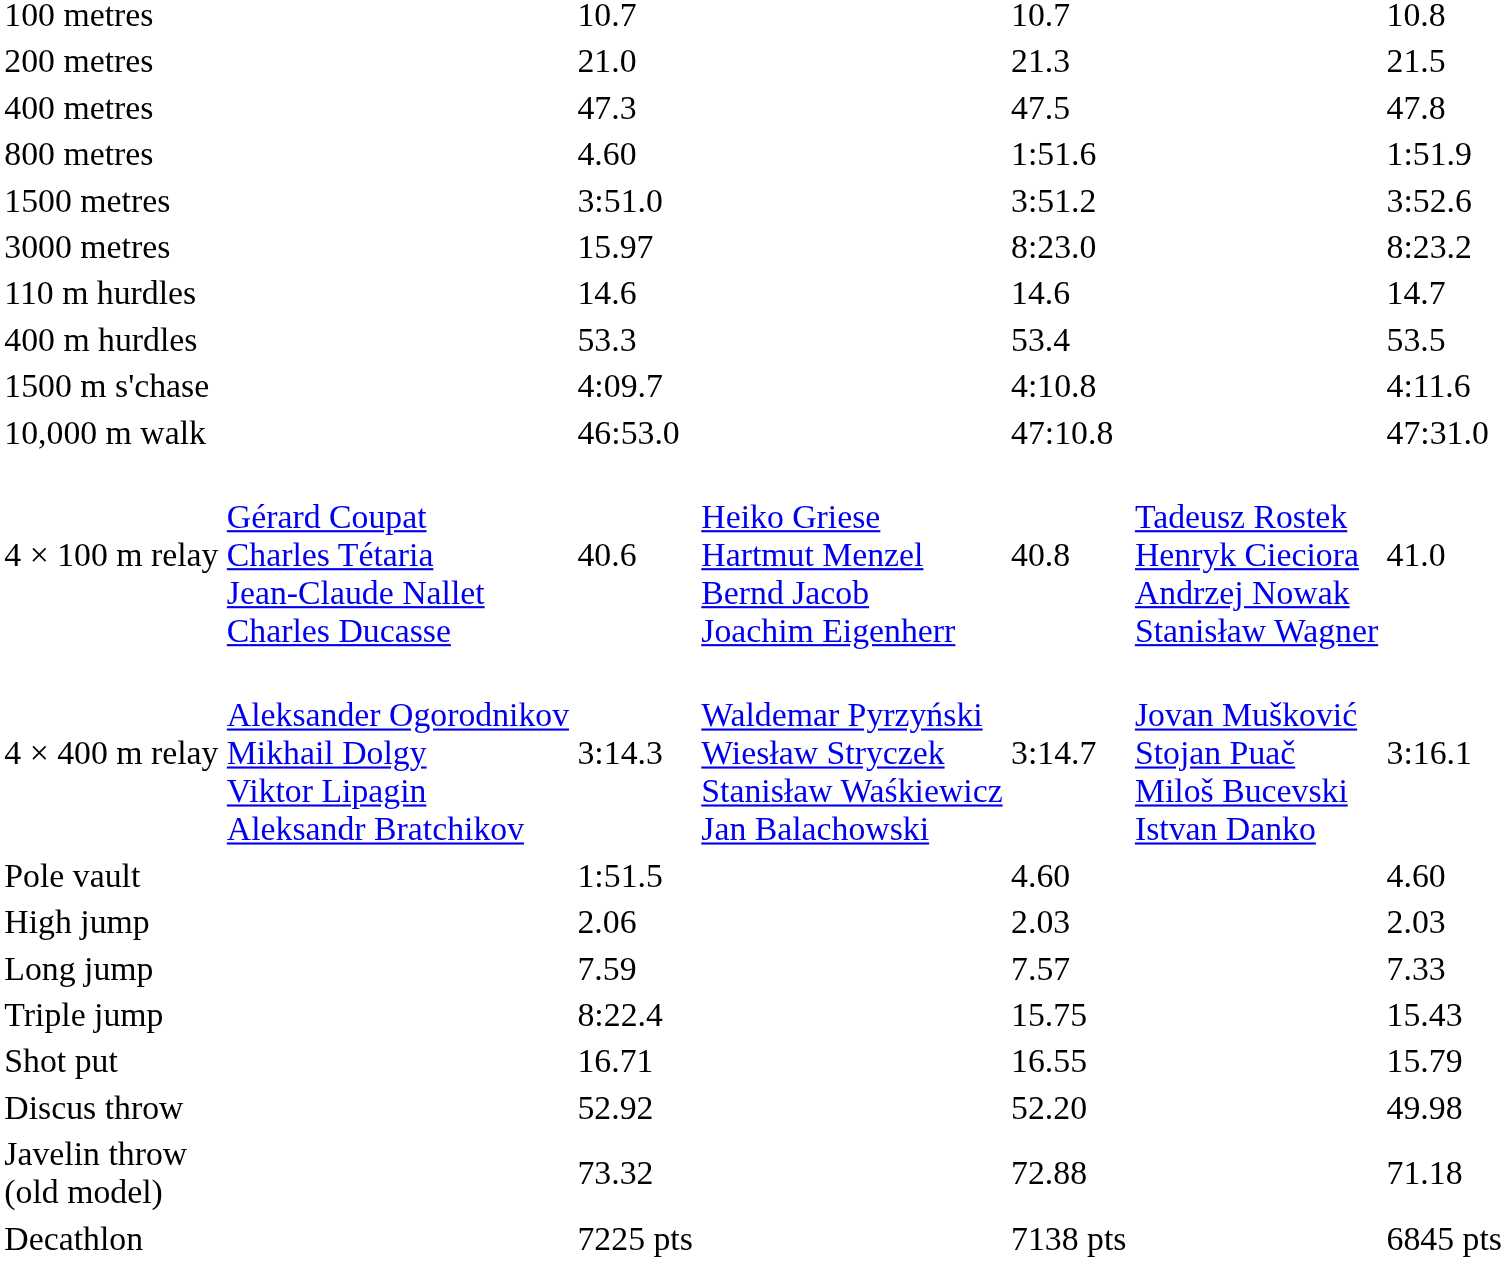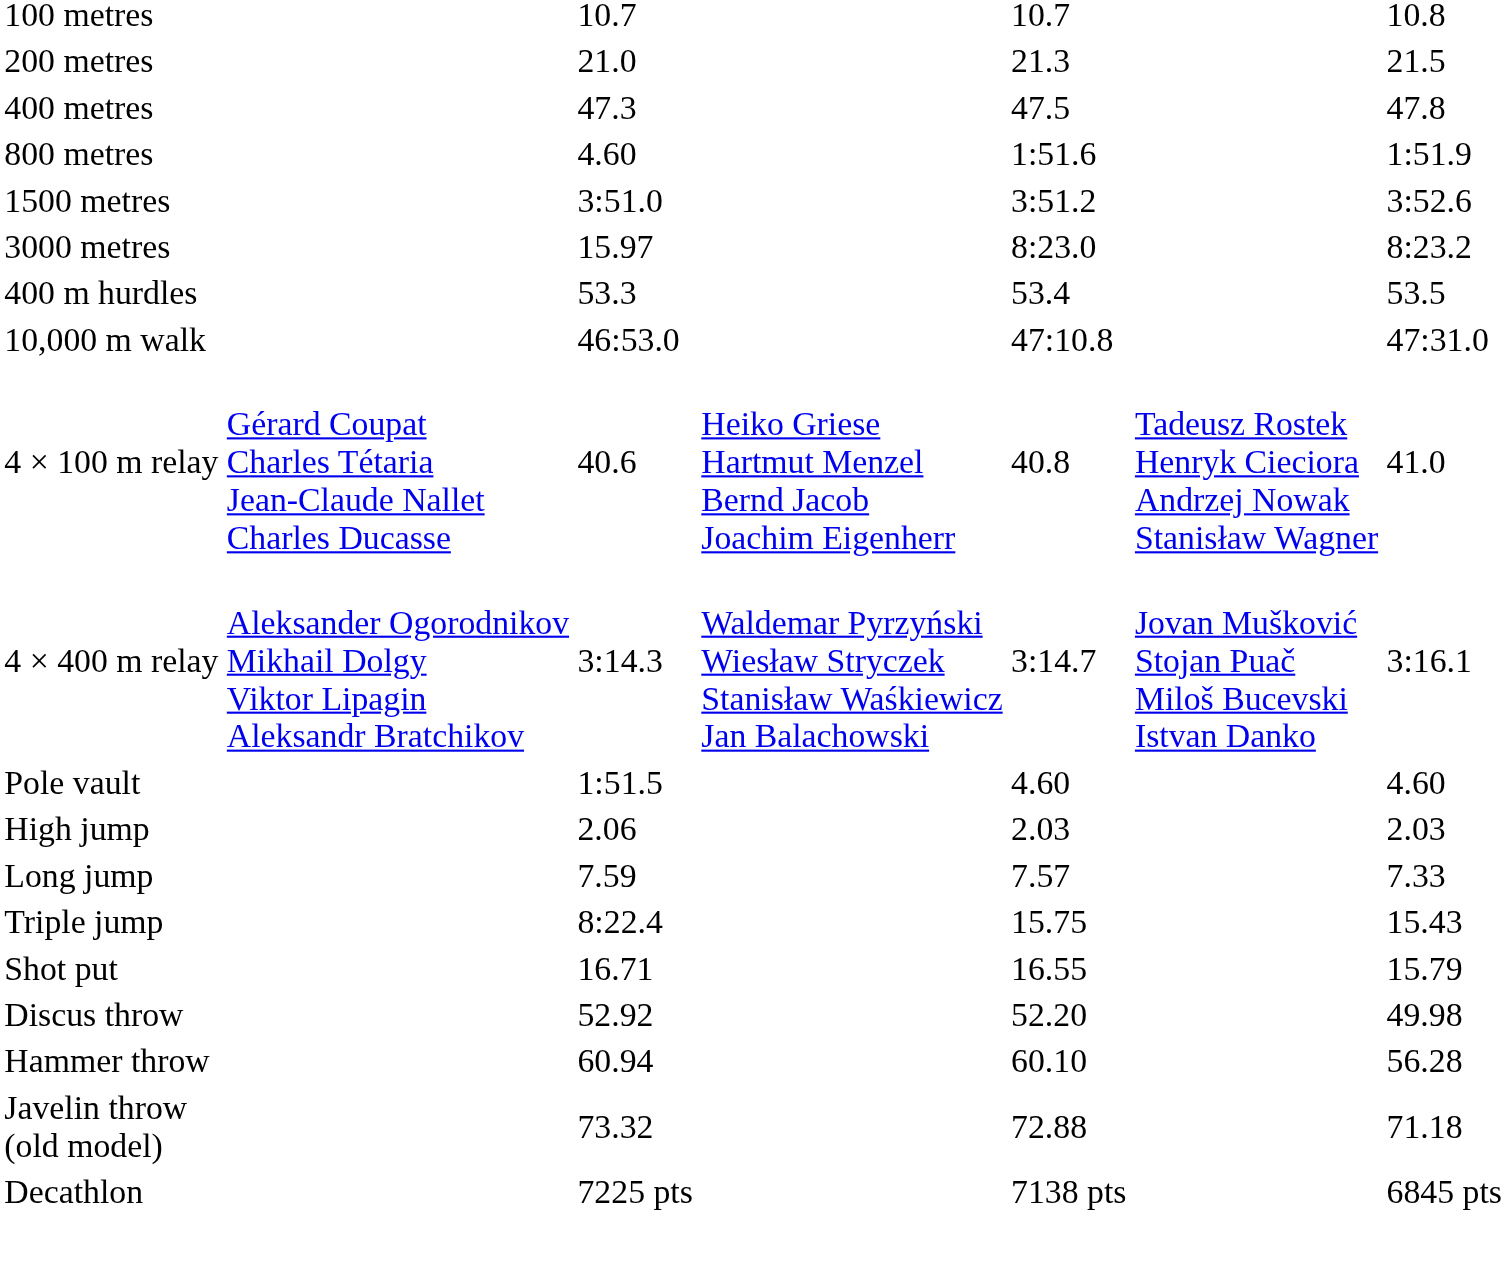- row: (100, 293)
- row: (107, 386)
+ row: (107, 1061)
